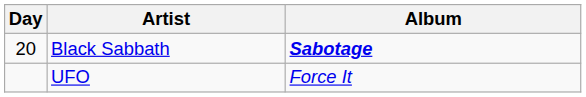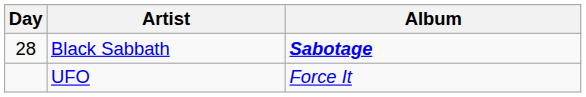(26, 48) 20 -> (26, 48) 28
